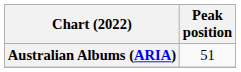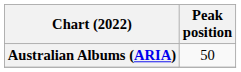(207, 55) 51 -> (207, 55) 50
